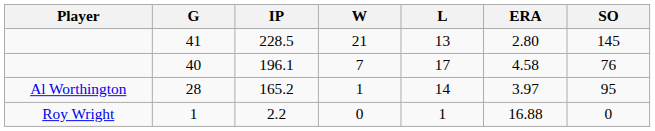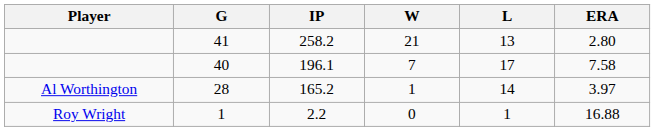- column: (608, 16)
(276, 41) 228.5 -> (317, 41) 258.2
(525, 65) 4.58 -> (602, 65) 7.58
